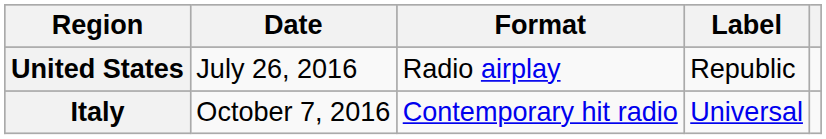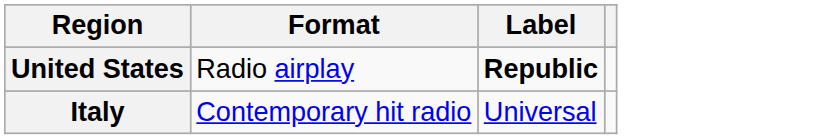- column: (293, 25)
(743, 68) normal -> (541, 68) bold
